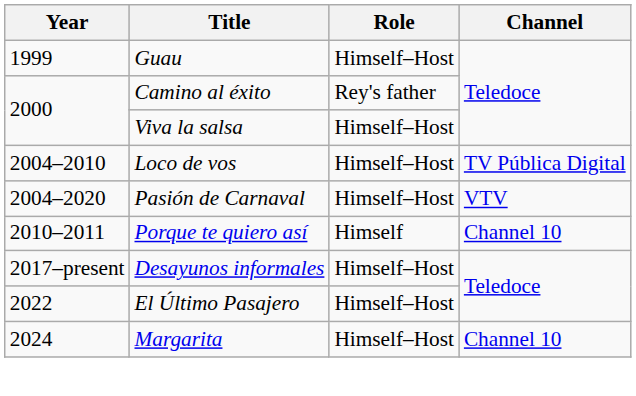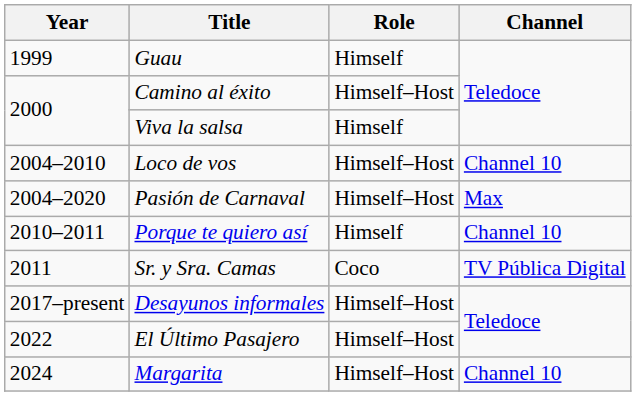(394, 57) Himself–Host -> (369, 57) Himself
(385, 92) Rey's father -> (394, 92) Himself–Host
(394, 127) Himself–Host -> (369, 127) Himself
(545, 163) TV Pública Digital -> (513, 163) Channel 10
(486, 198) VTV -> (483, 198) Max
+ row: (205, 268)
